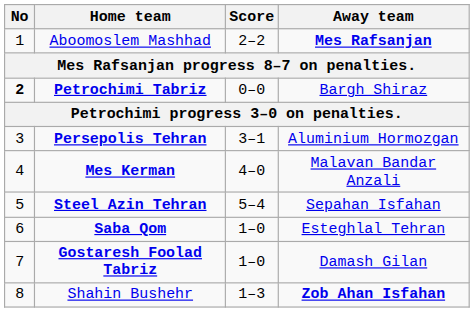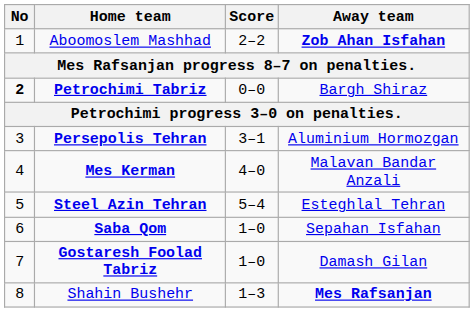(373, 41) Mes Rafsanjan -> (373, 41) Zob Ahan Isfahan
(373, 205) Sepahan Isfahan -> (373, 205) Esteghlal Tehran
(373, 229) Esteghlal Tehran -> (373, 229) Sepahan Isfahan
(373, 295) Zob Ahan Isfahan -> (373, 295) Mes Rafsanjan
